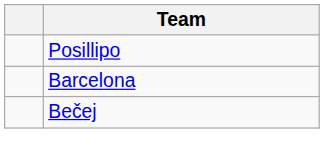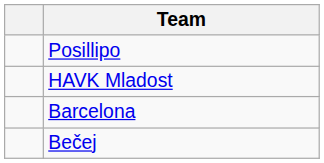+ row: (110, 81)
